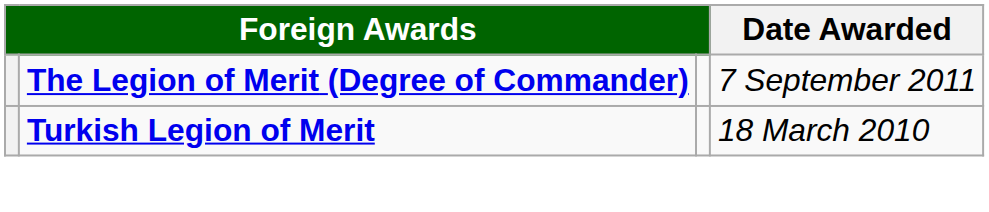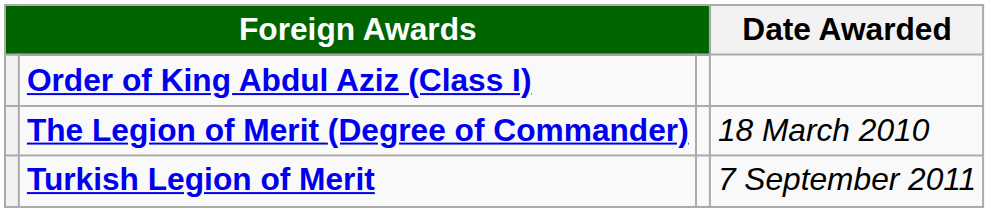+ row: (279, 79)
(847, 79) 7 September 2011 -> (824, 130) 18 March 2010
(824, 130) 18 March 2010 -> (847, 180) 7 September 2011
